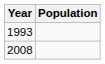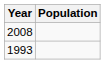rows swapped: (20, 31) <-> (20, 50)
